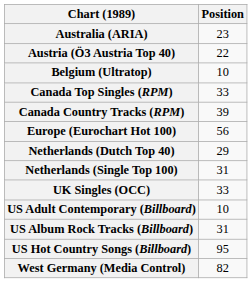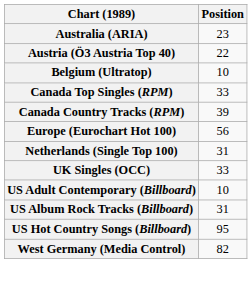- row: (102, 151)
